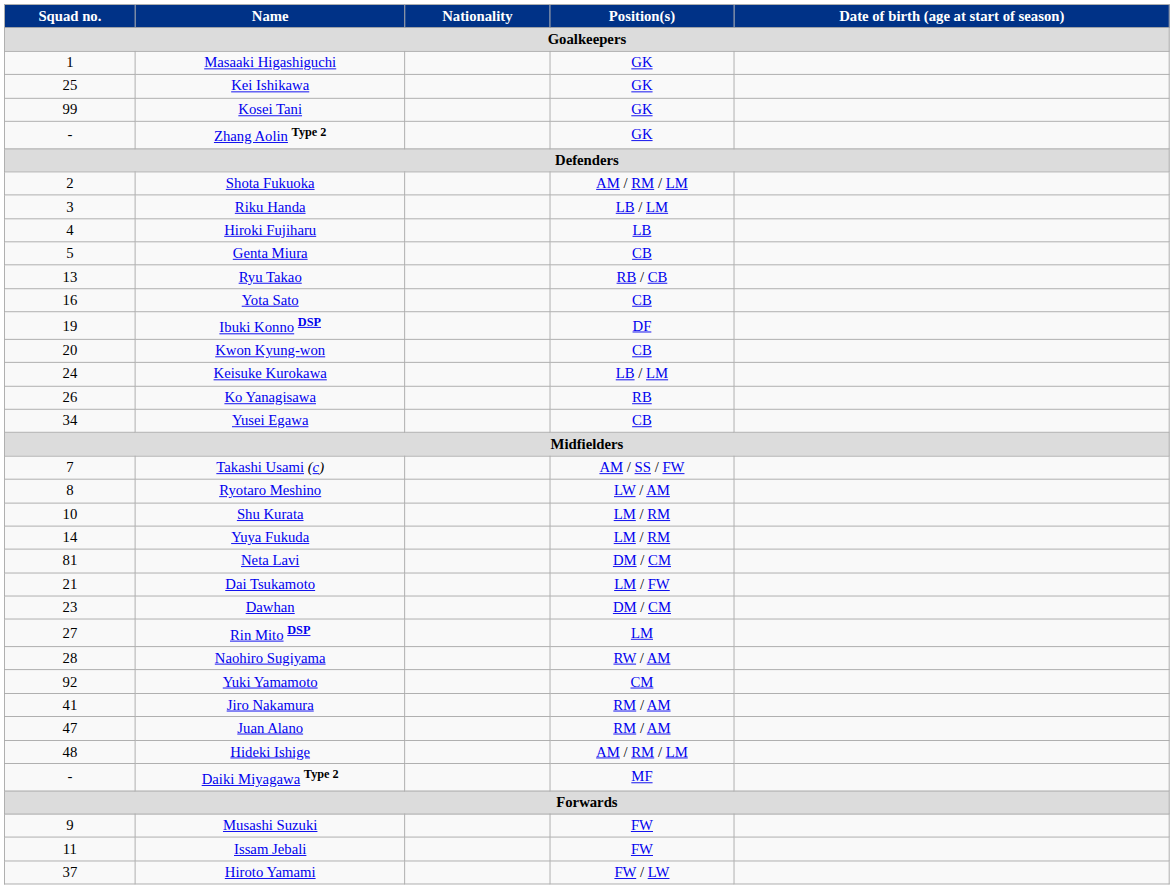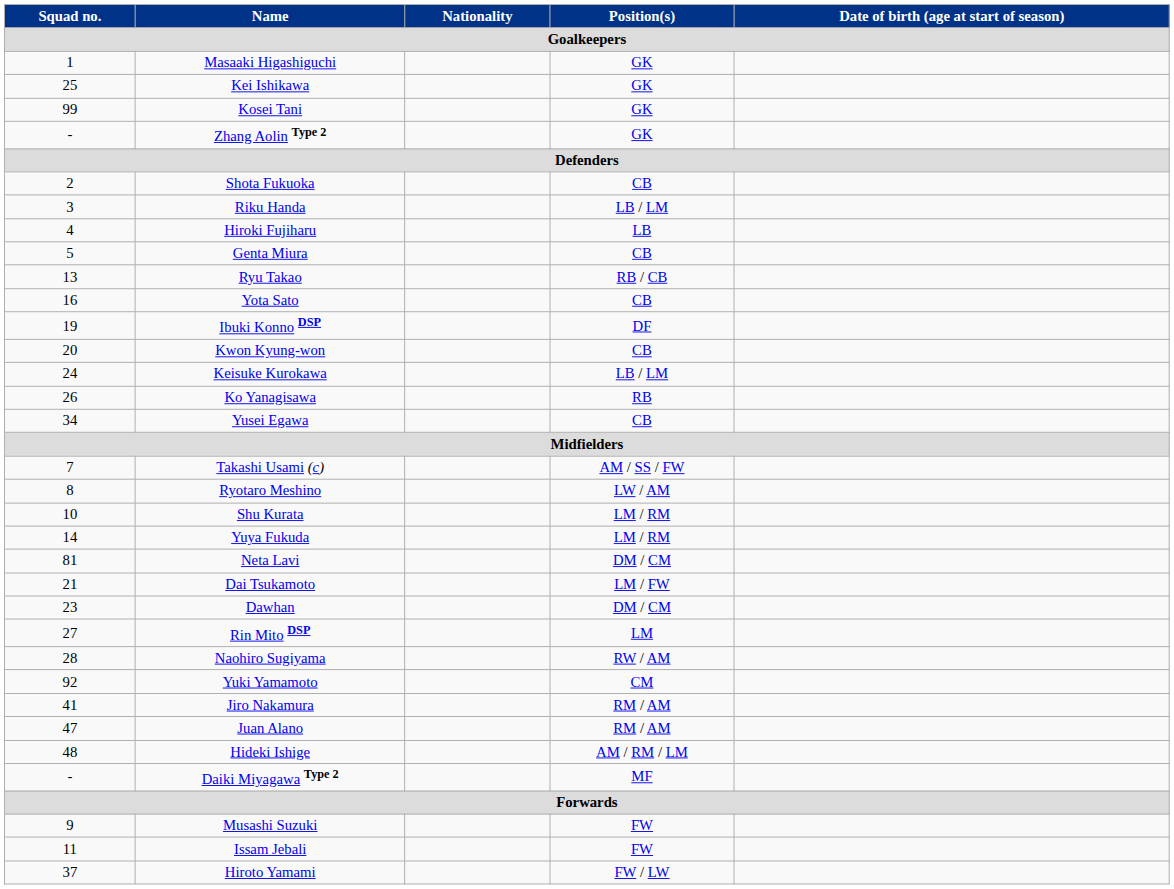(642, 183) AM / RM / LM -> (642, 183) CB
